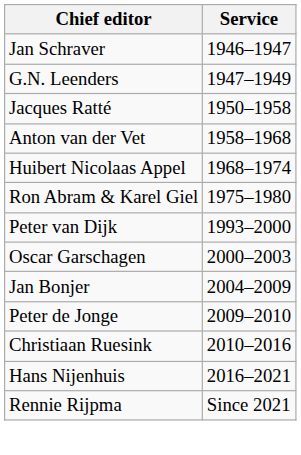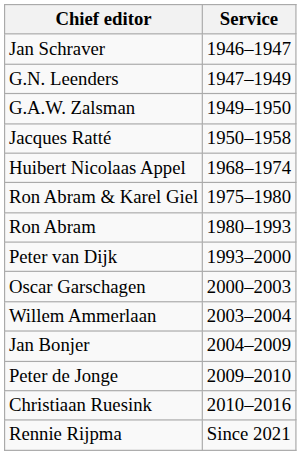+ row: (72, 108)
- row: (77, 138)
+ row: (52, 227)
+ row: (83, 316)
- row: (67, 375)
